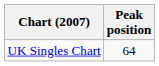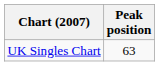(129, 50) 64 -> (129, 50) 63
